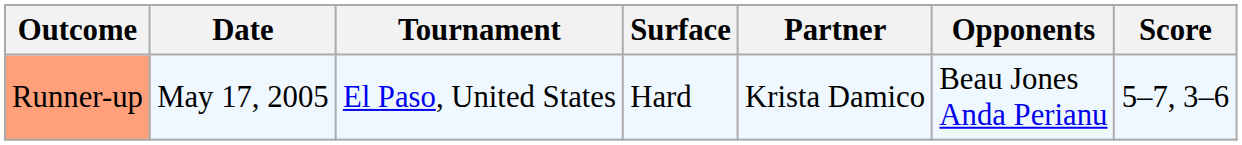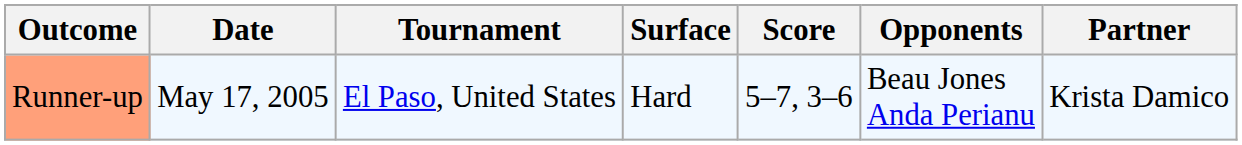columns swapped: (835, 28) <-> (1175, 28)
